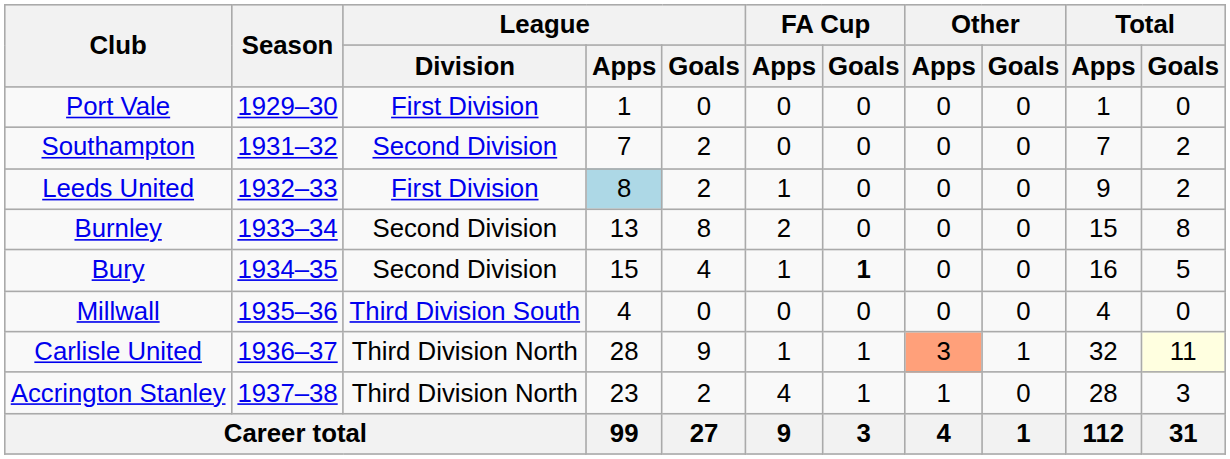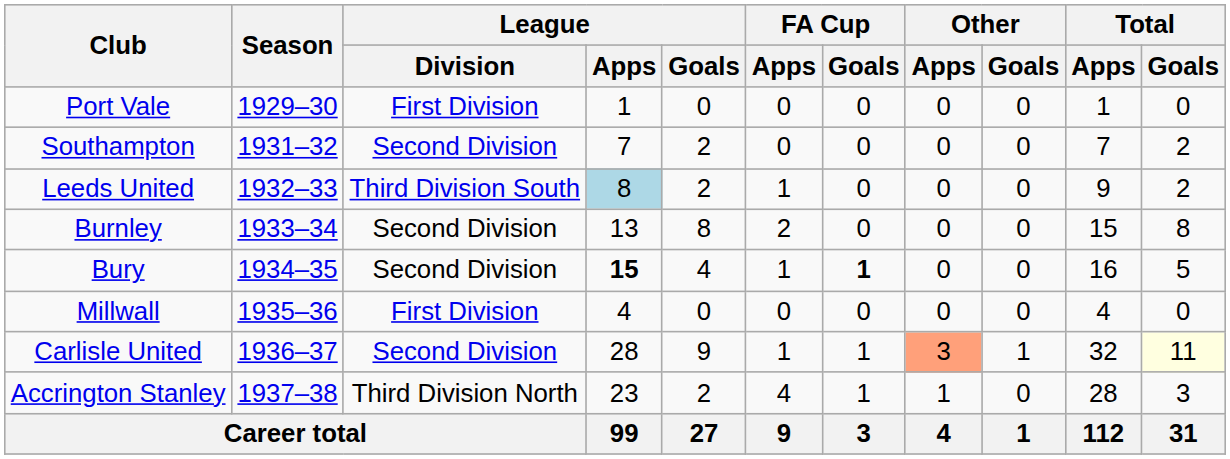(465, 188) First Division -> (465, 188) Third Division South
(624, 270) normal -> (624, 270) bold
(465, 310) Third Division South -> (465, 310) First Division
(465, 351) Third Division North -> (465, 351) Second Division
